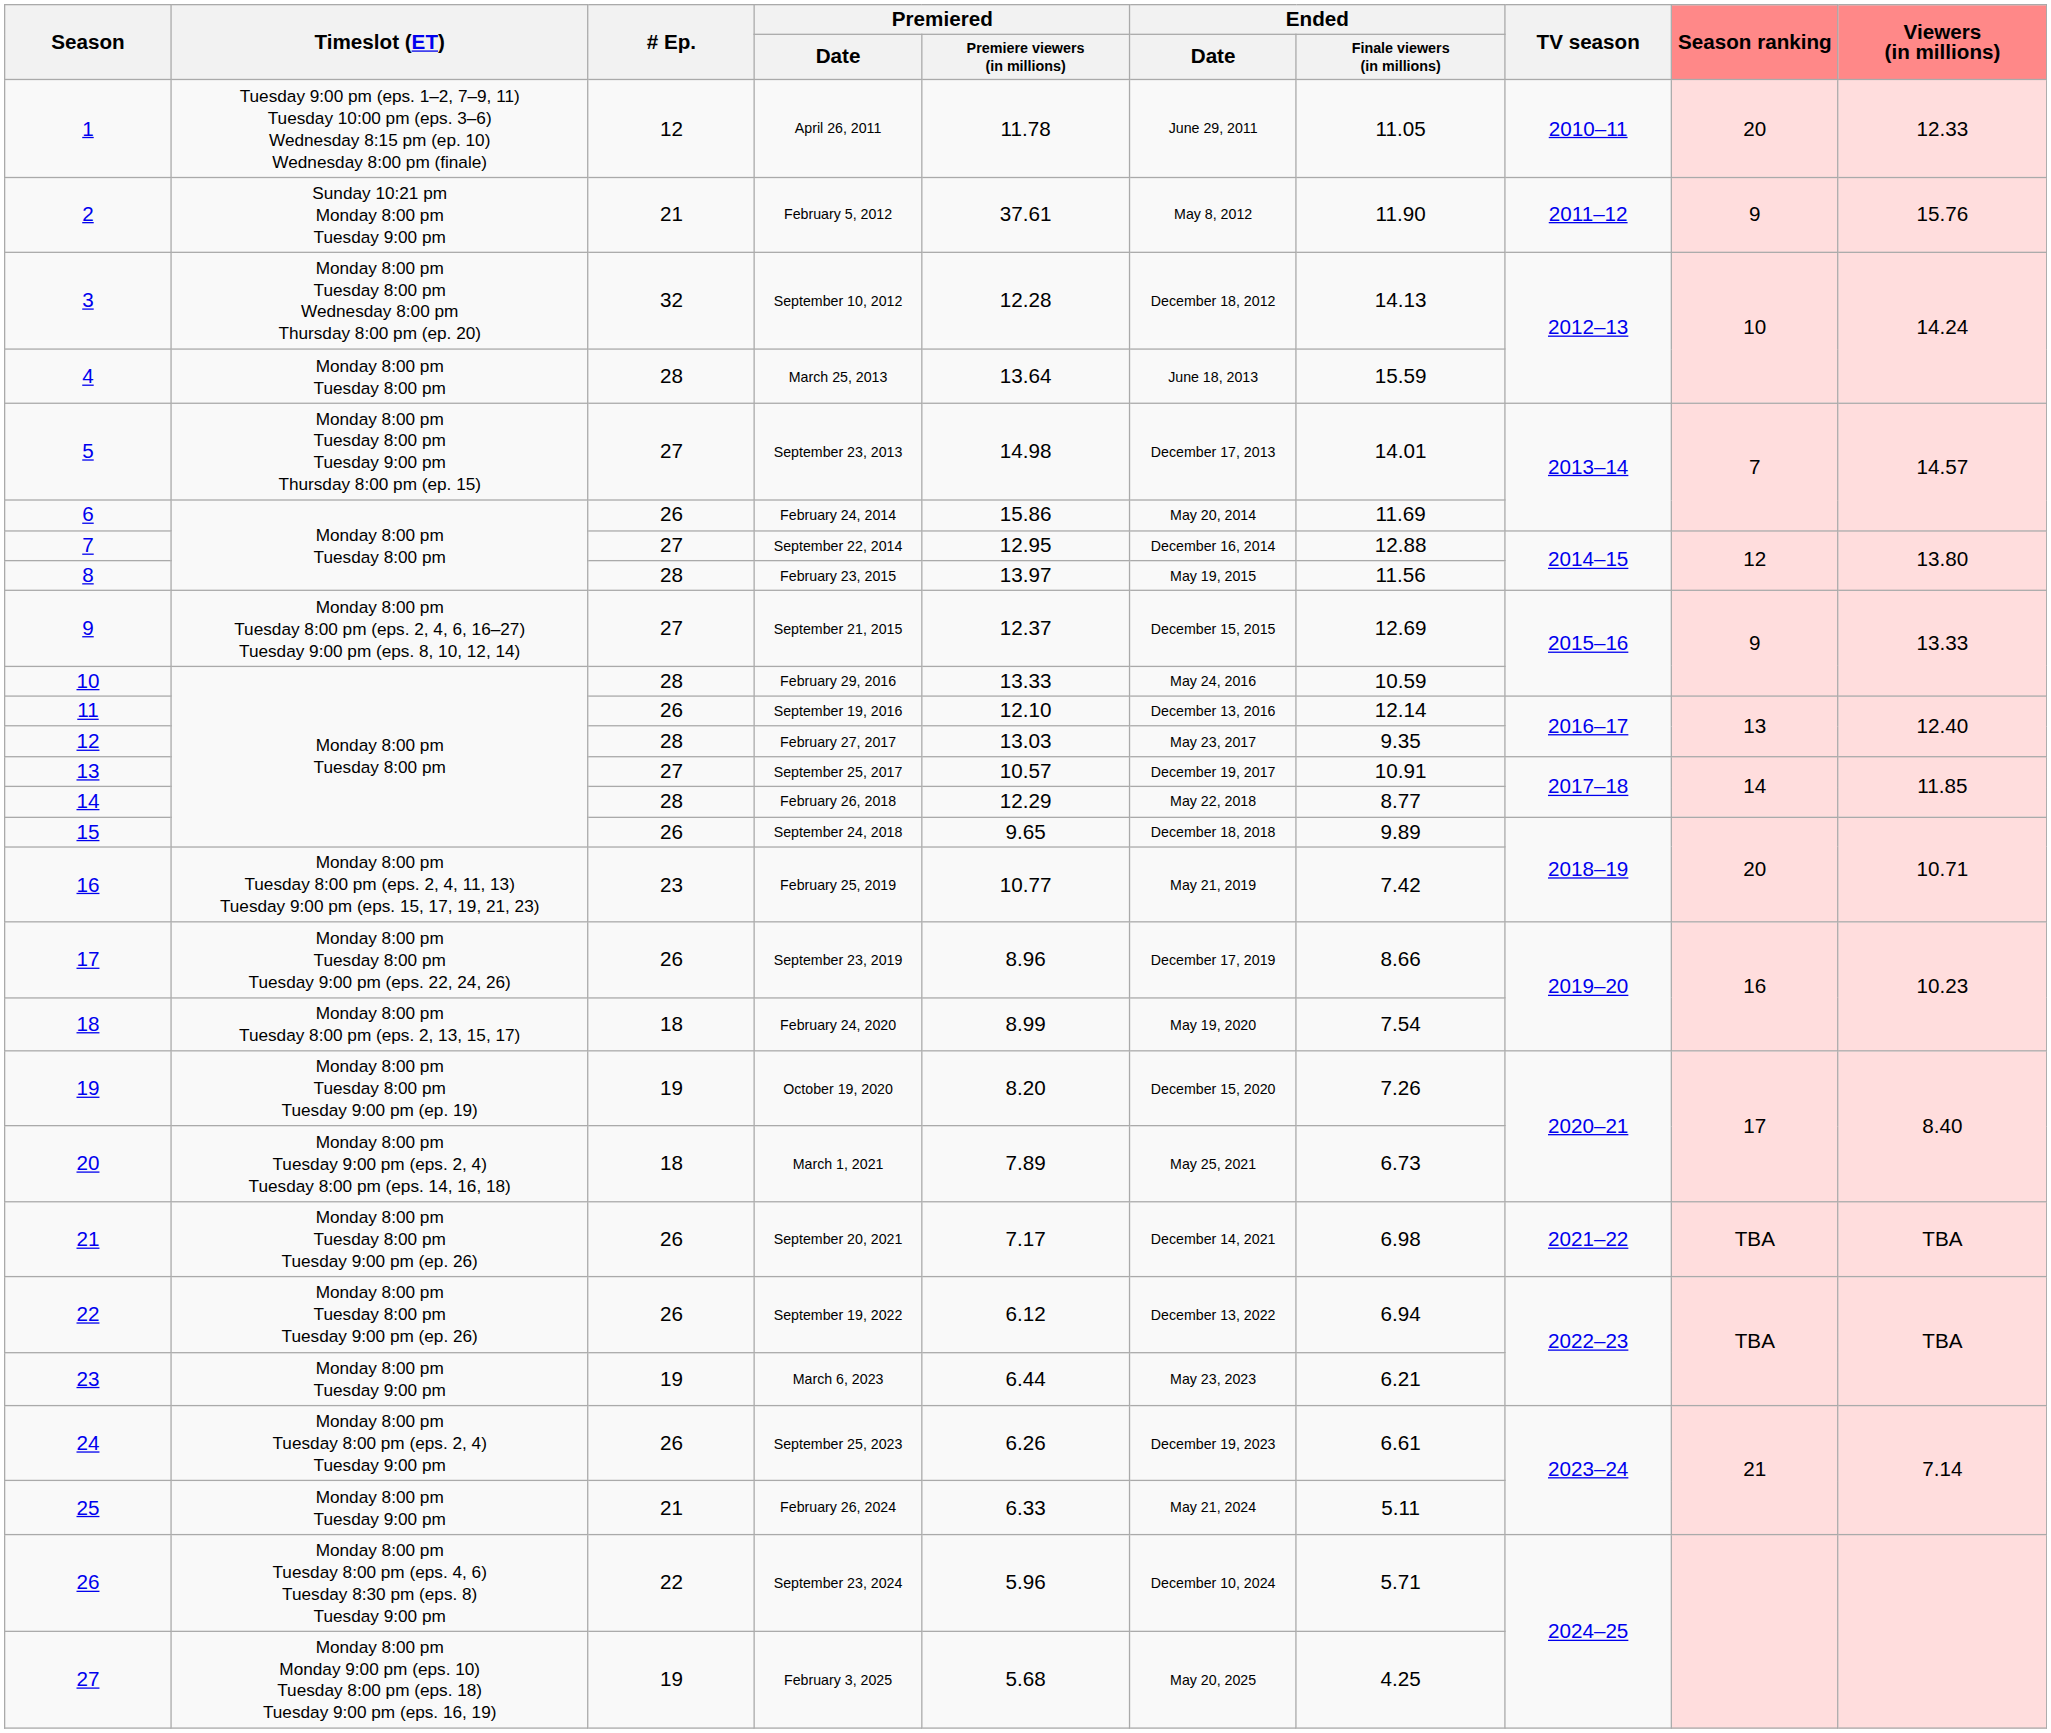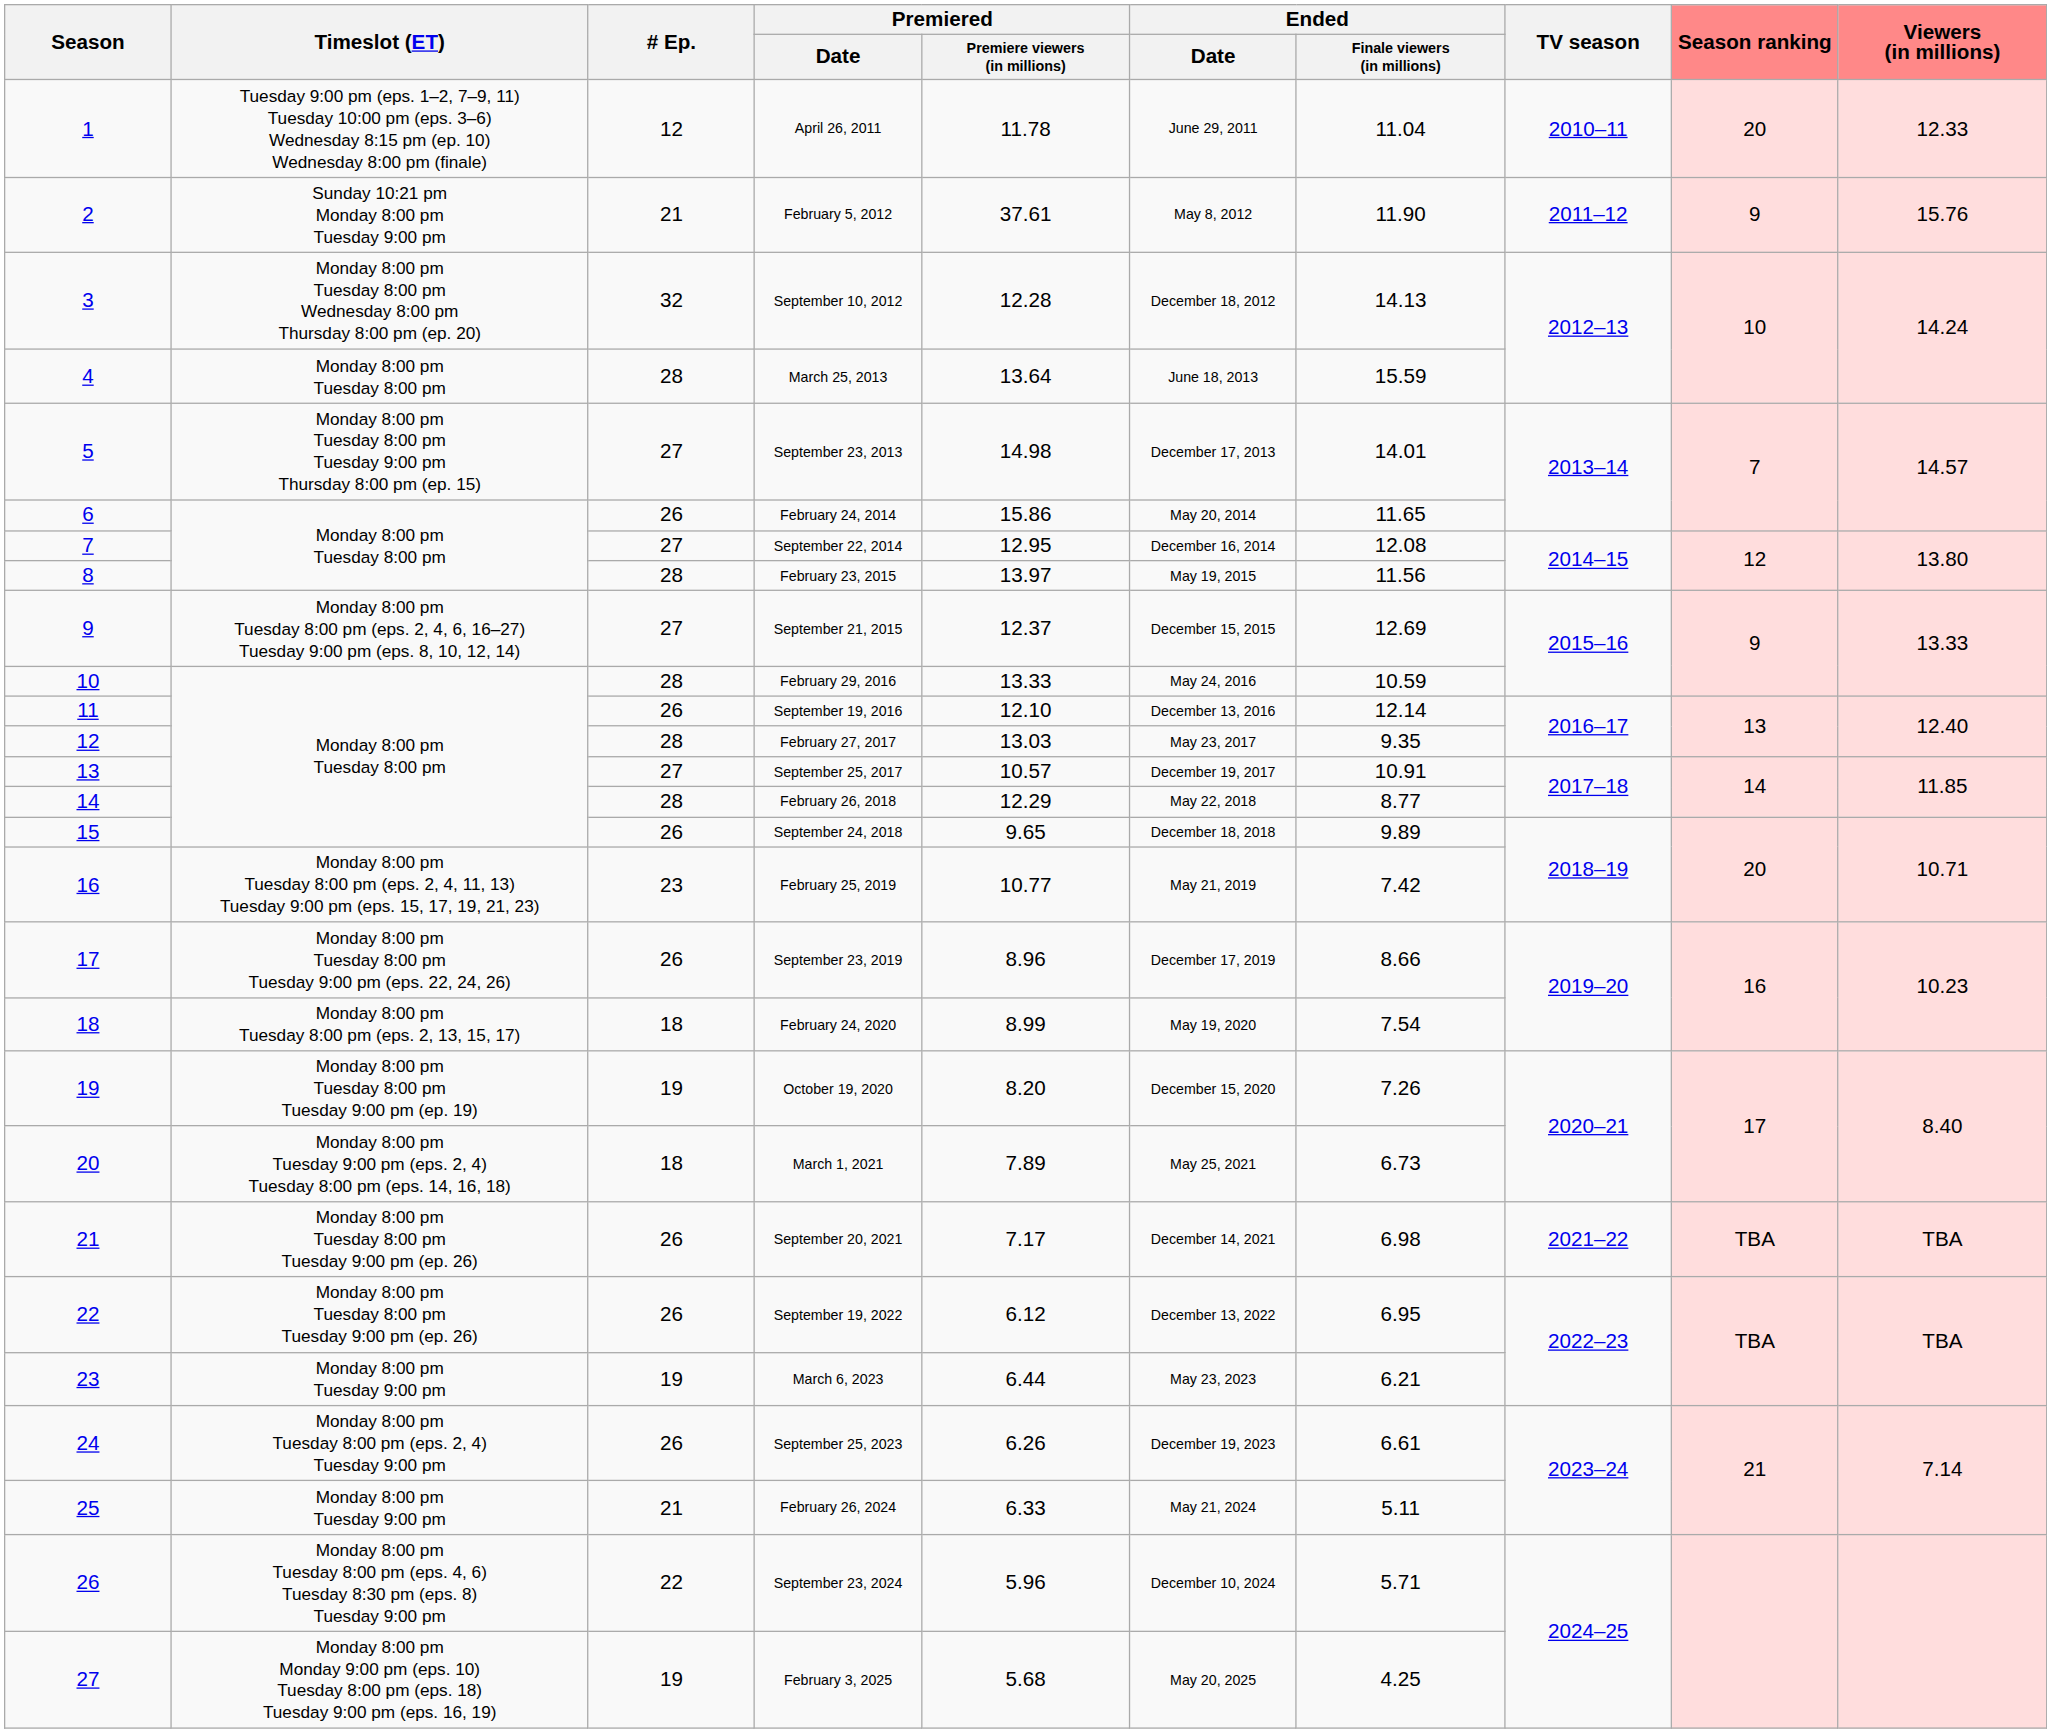(1401, 128) 11.05 -> (1401, 128) 11.04
(1401, 515) 11.69 -> (1401, 515) 11.65
(1401, 545) 12.88 -> (1401, 545) 12.08
(1401, 1314) 6.94 -> (1401, 1314) 6.95
